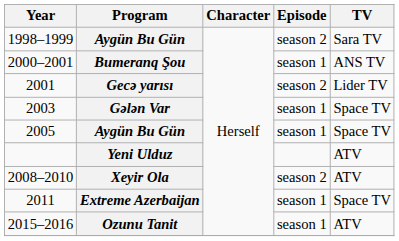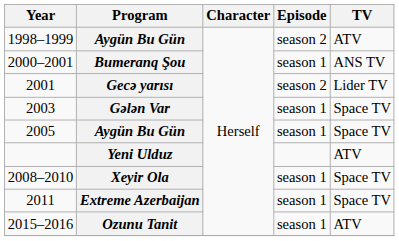(358, 39) Sara TV -> (348, 39) ATV
(302, 177) season 2 -> (302, 177) season 1
(348, 177) ATV -> (362, 177) Space TV
